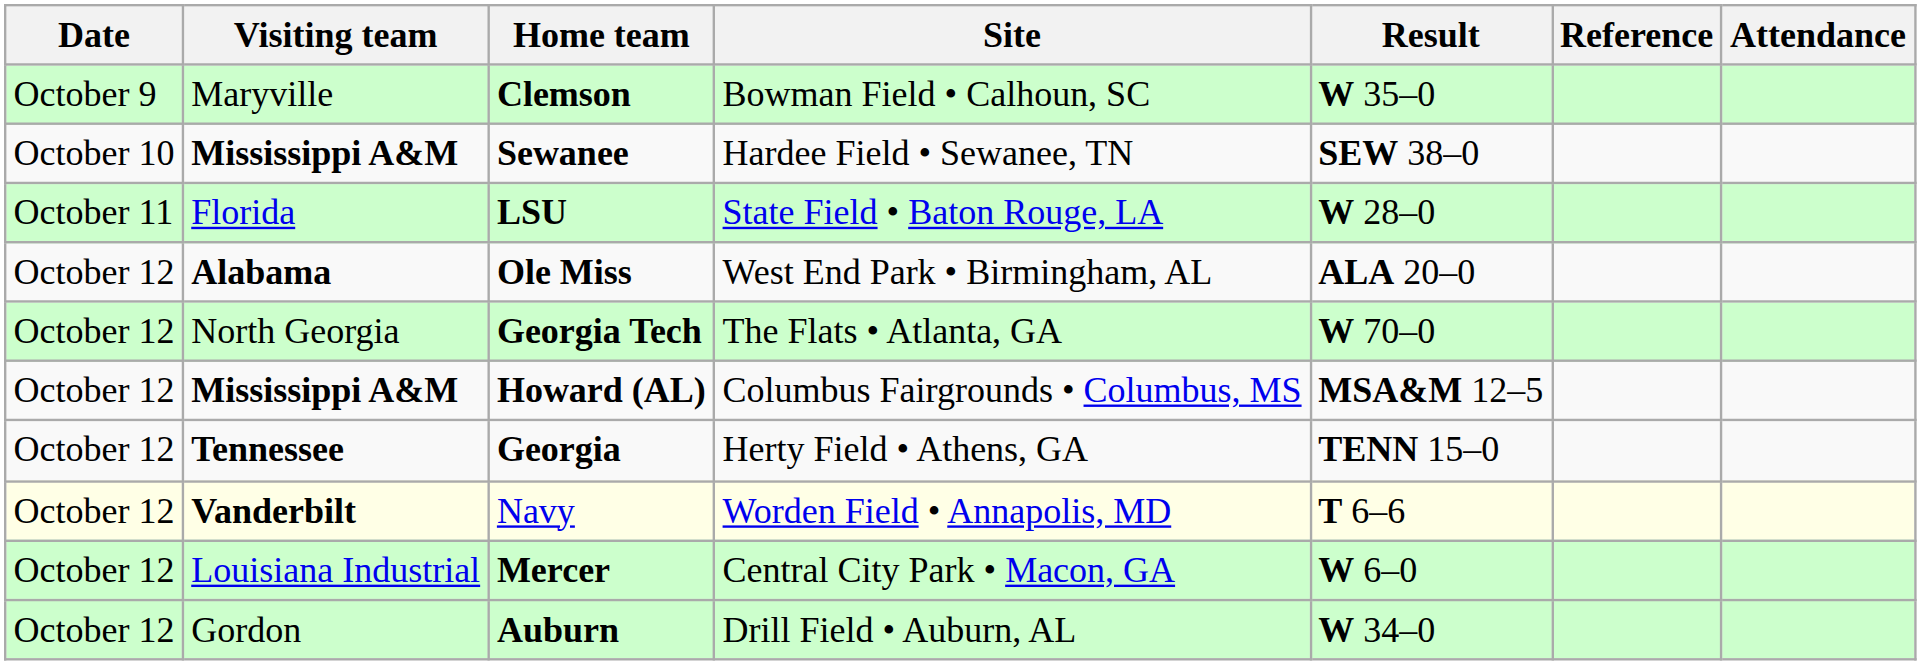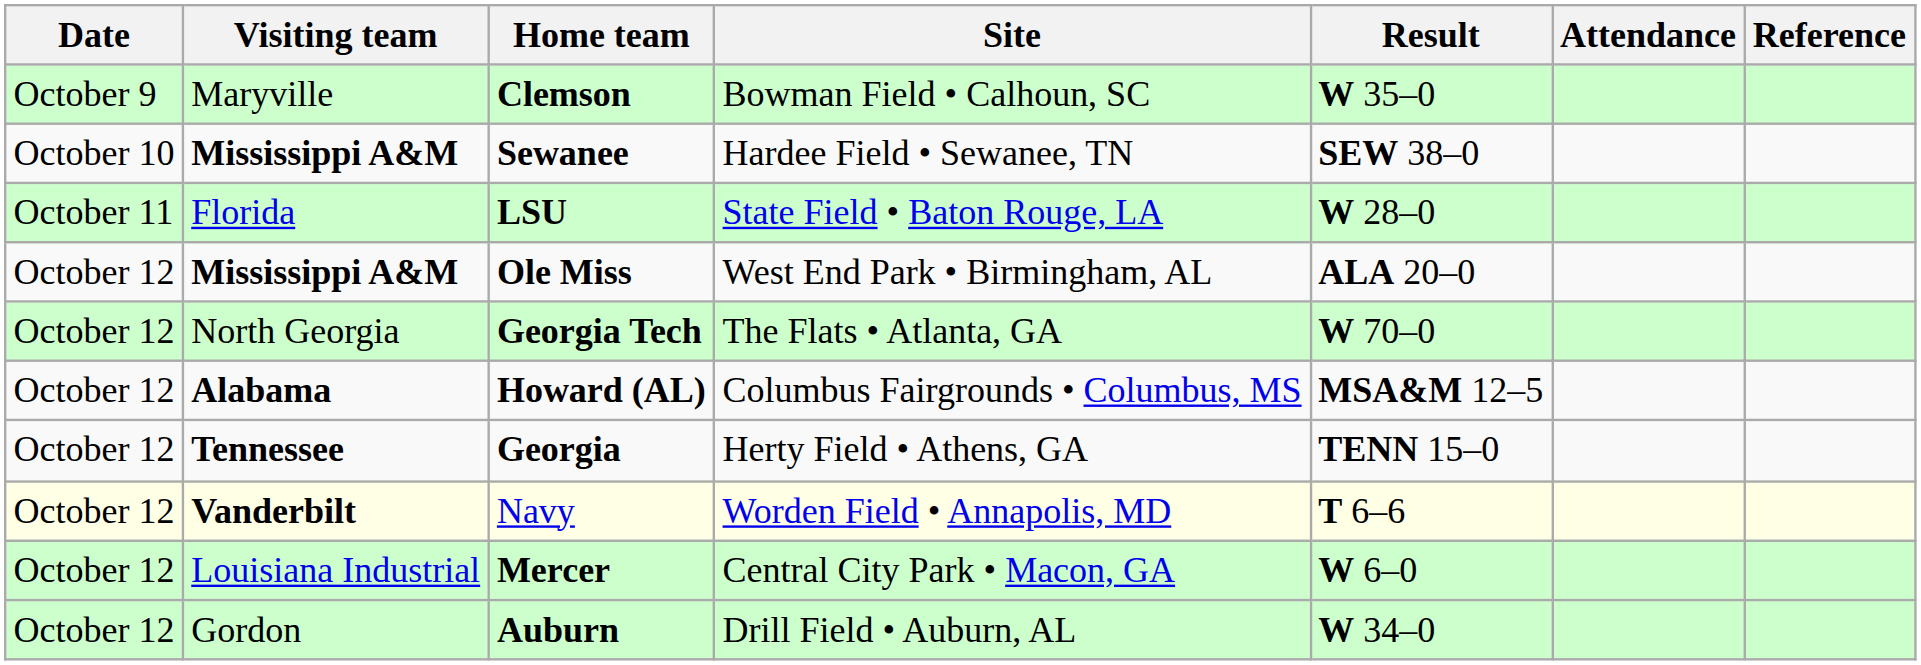columns swapped: (1818, 34) <-> (1637, 34)
(261, 271) Alabama -> (325, 271) Mississippi A&M
(325, 390) Mississippi A&M -> (261, 390) Alabama
